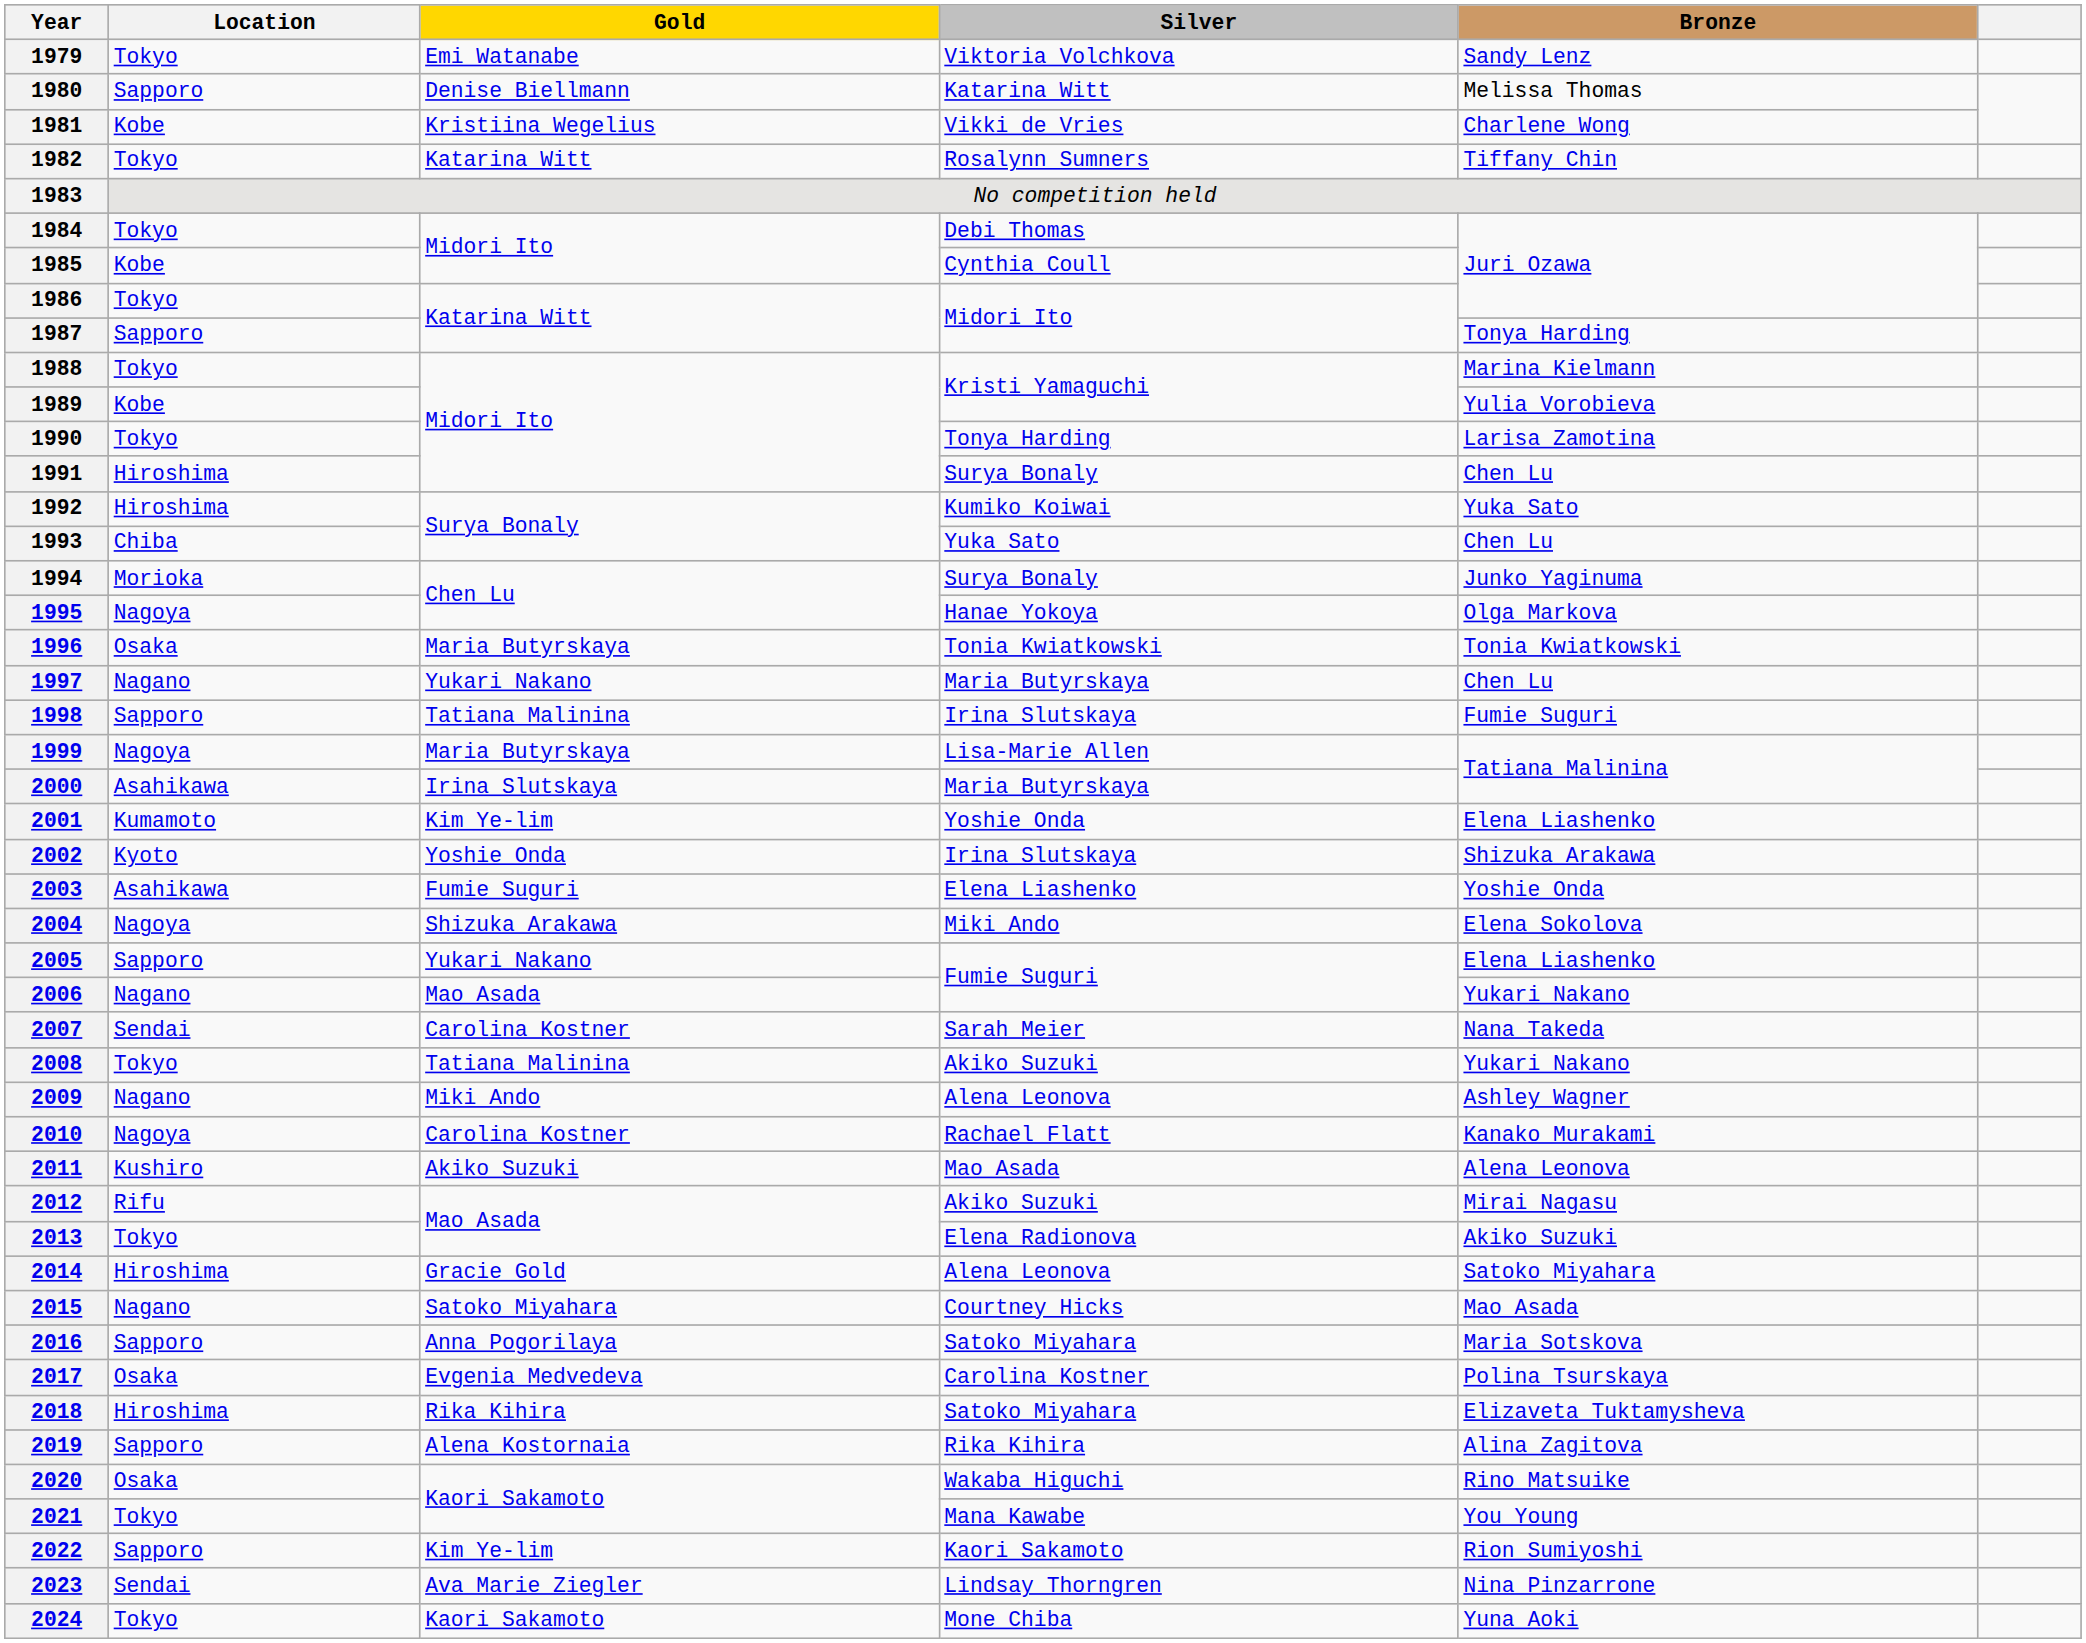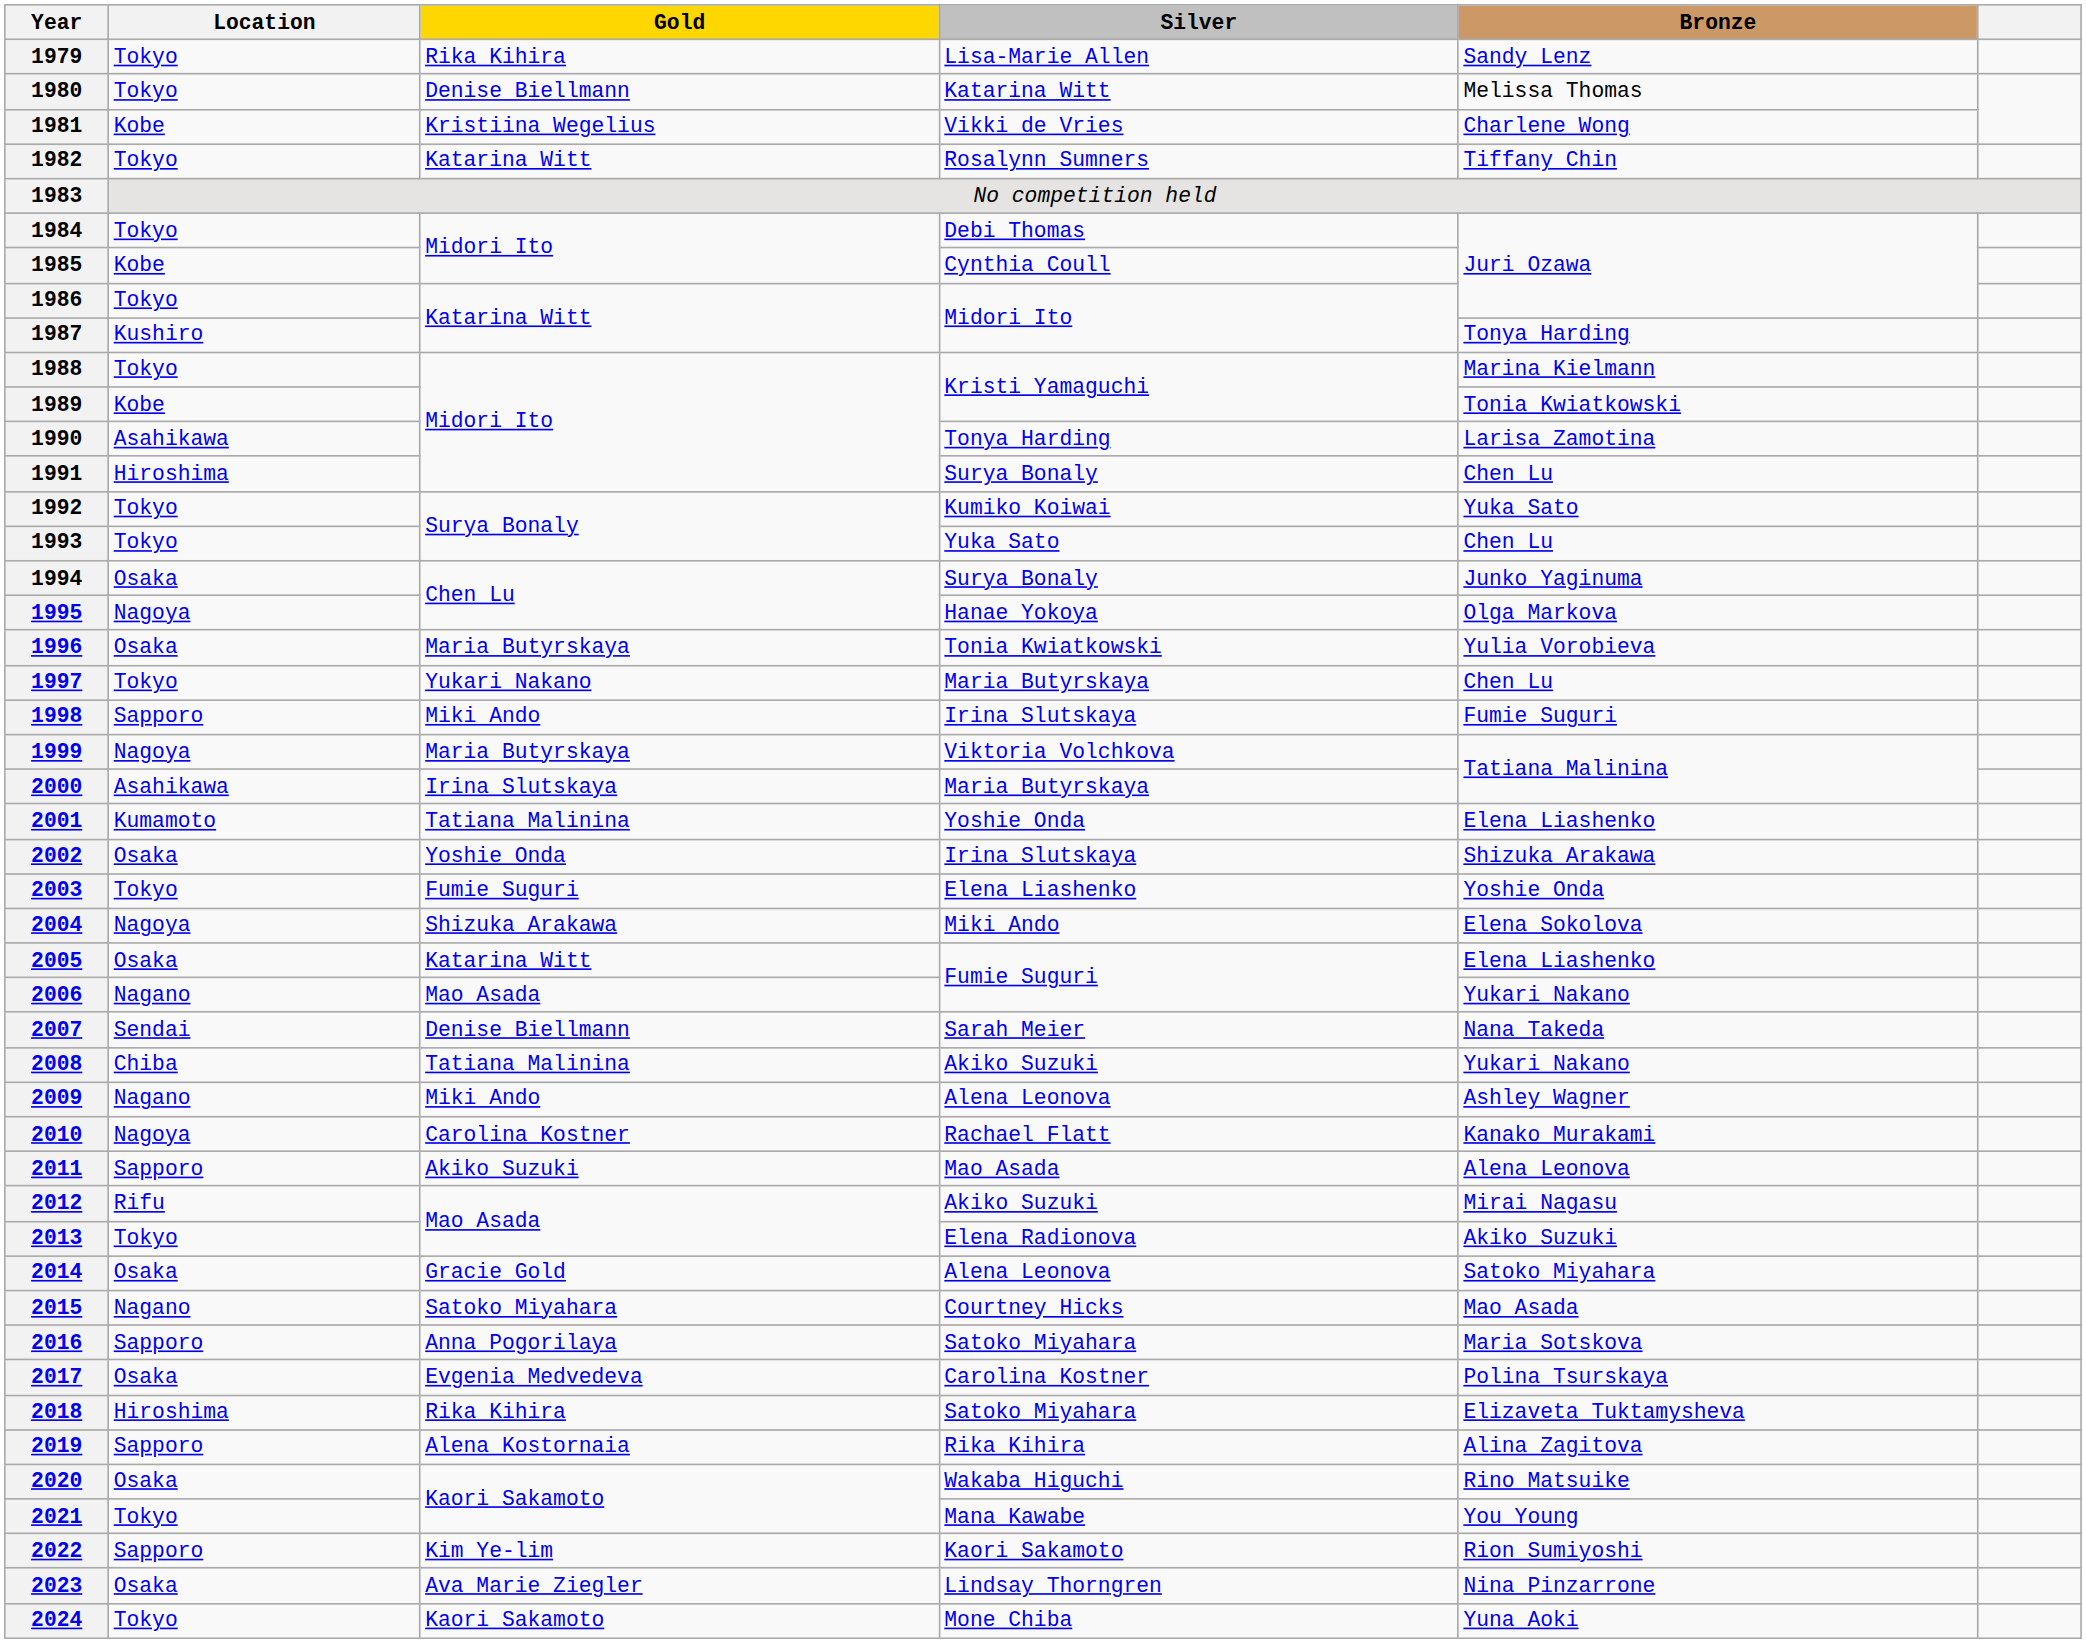(502, 57) Emi Watanabe -> (496, 57) Rika Kihira
(1059, 57) Viktoria Volchkova -> (1047, 57) Lisa-Marie Allen
(158, 92) Sapporo -> (146, 92) Tokyo
(158, 335) Sapporo -> (158, 335) Kushiro
(1559, 404) Yulia Vorobieva -> (1572, 404) Tonia Kwiatkowski
(146, 439) Tokyo -> (171, 439) Asahikawa
(171, 509) Hiroshima -> (146, 509) Tokyo
(146, 543) Chiba -> (146, 543) Tokyo
(158, 578) Morioka -> (146, 578) Osaka
(1572, 648) Tonia Kwiatkowski -> (1559, 648) Yulia Vorobieva
(152, 682) Nagano -> (146, 682) Tokyo
(528, 717) Tatiana Malinina -> (483, 717) Miki Ando
(1047, 752) Lisa-Marie Allen -> (1059, 752) Viktoria Volchkova
(489, 821) Kim Ye-lim -> (528, 821) Tatiana Malinina
(146, 856) Kyoto -> (146, 856) Osaka
(171, 891) Asahikawa -> (146, 891) Tokyo
(158, 960) Sapporo -> (146, 960) Osaka
(508, 960) Yukari Nakano -> (508, 960) Katarina Witt
(528, 1030) Carolina Kostner -> (528, 1030) Denise Biellmann
(146, 1065) Tokyo -> (146, 1065) Chiba
(158, 1169) Kushiro -> (158, 1169) Sapporo
(171, 1273) Hiroshima -> (146, 1273) Osaka
(152, 1586) Sendai -> (146, 1586) Osaka
